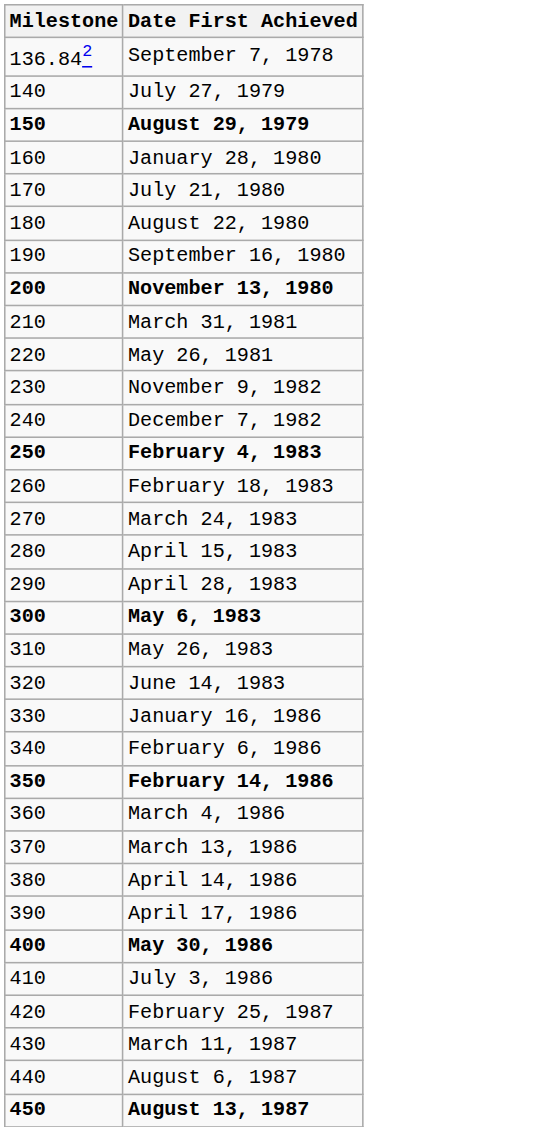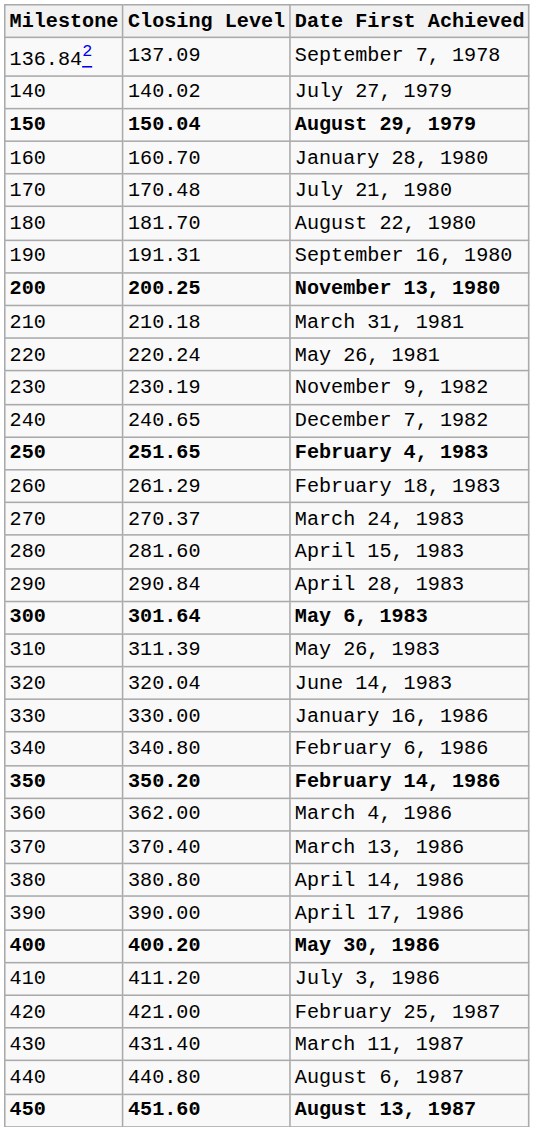+ column: (207, 21)
